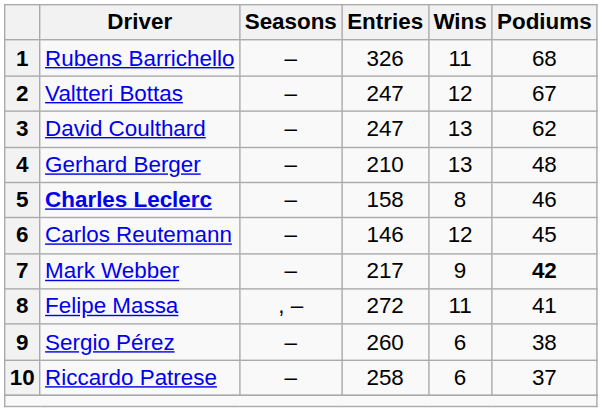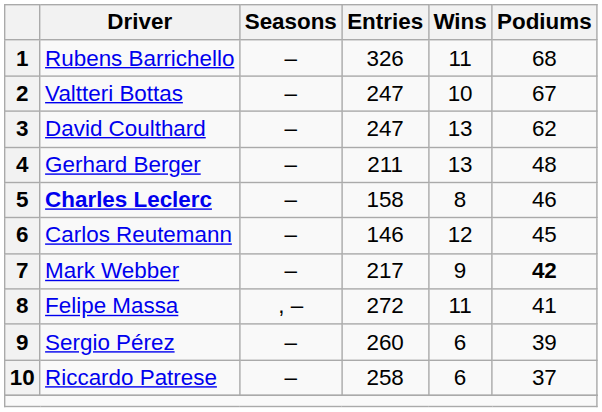(460, 93) 12 -> (460, 93) 10
(385, 164) 210 -> (385, 164) 211
(544, 341) 38 -> (544, 341) 39
